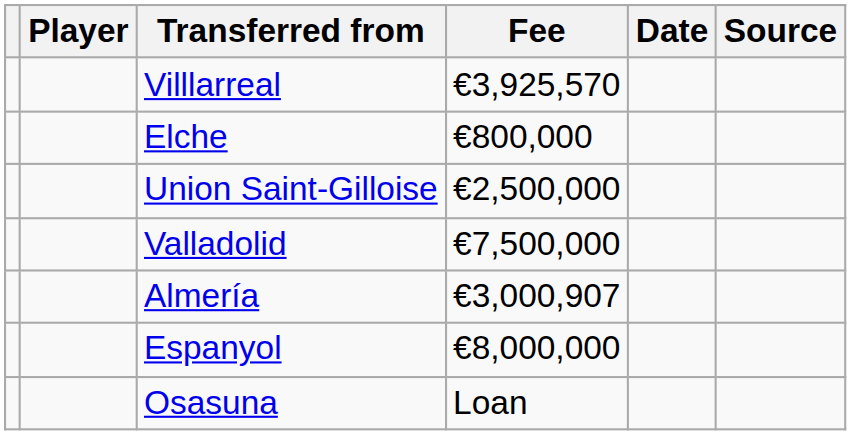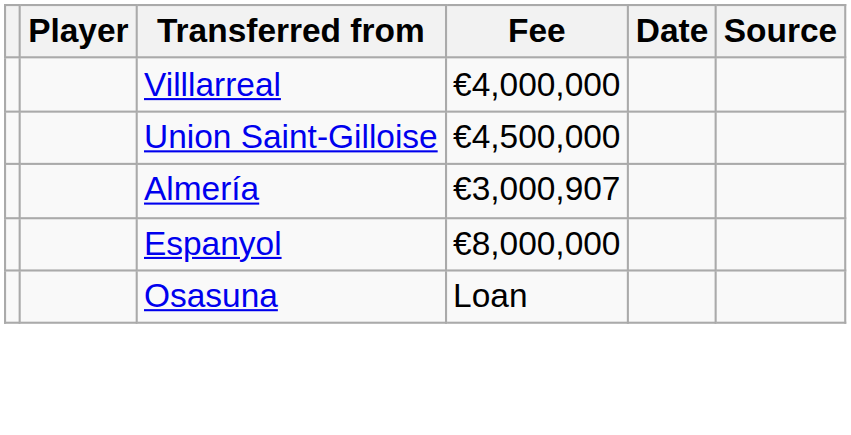(537, 84) €3,925,570 -> (537, 84) €4,000,000
- row: (186, 137)
(537, 190) €2,500,000 -> (537, 137) €4,500,000
- row: (215, 243)
